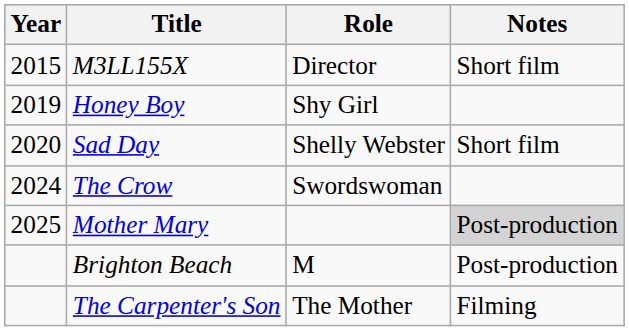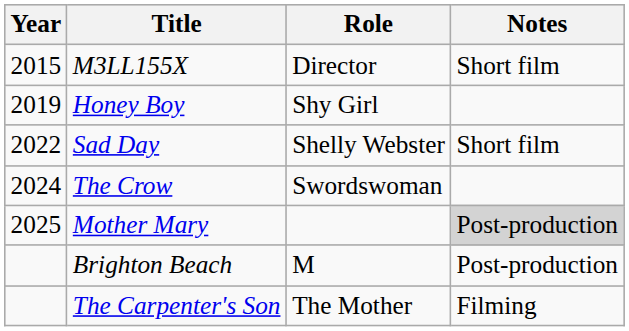(36, 144) 2020 -> (36, 144) 2022
